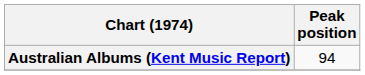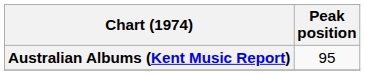(327, 57) 94 -> (327, 57) 95
